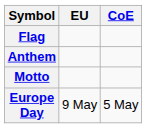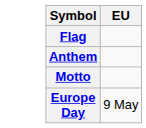- column: (121, 15)
